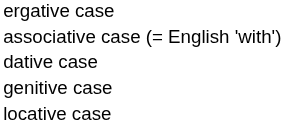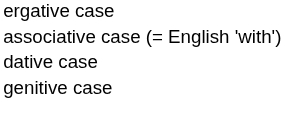- row: (57, 113)
